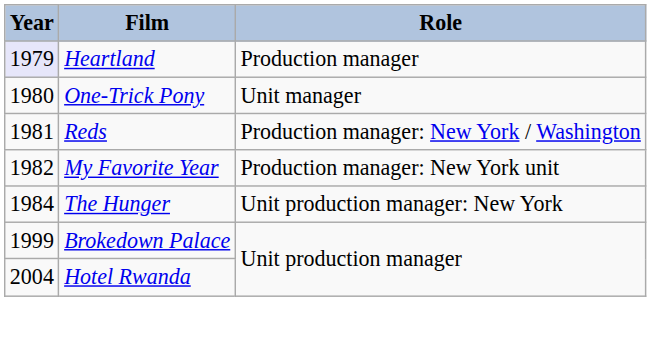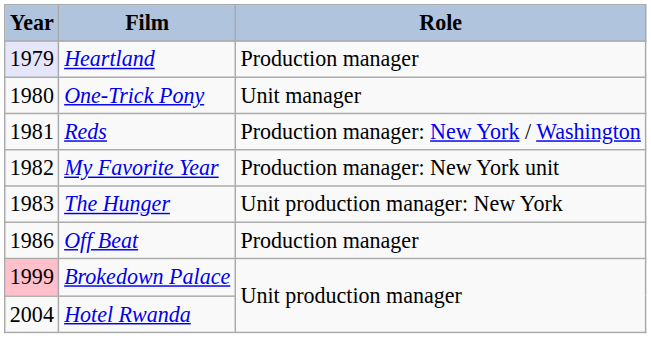(32, 204) 1984 -> (32, 204) 1983
+ row: (101, 240)
(32, 240) no background -> (32, 277) pink background
